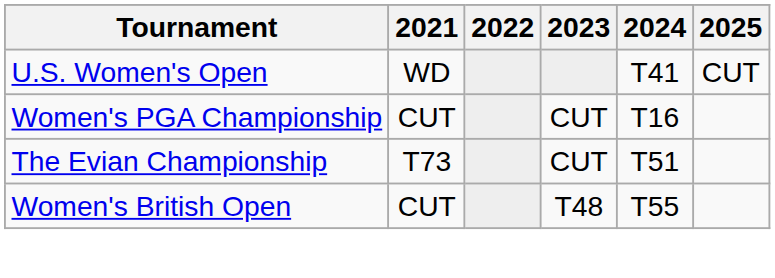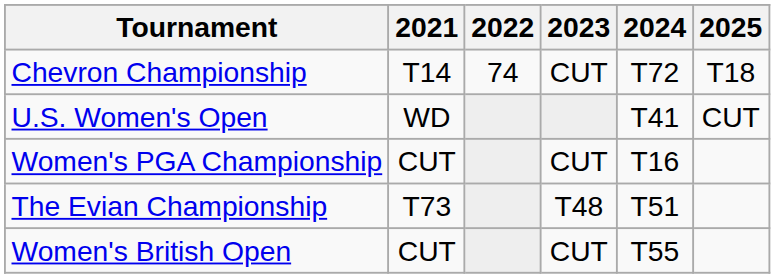+ row: (159, 72)
(579, 162) CUT -> (579, 207) T48
(579, 207) T48 -> (579, 251) CUT
